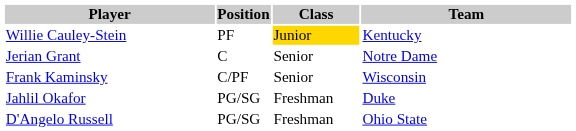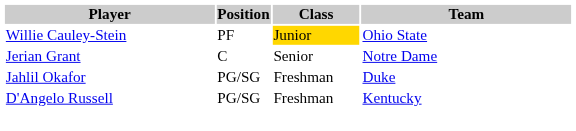(392, 35) Kentucky -> (395, 35) Ohio State
- row: (57, 77)
(395, 118) Ohio State -> (392, 98) Kentucky
